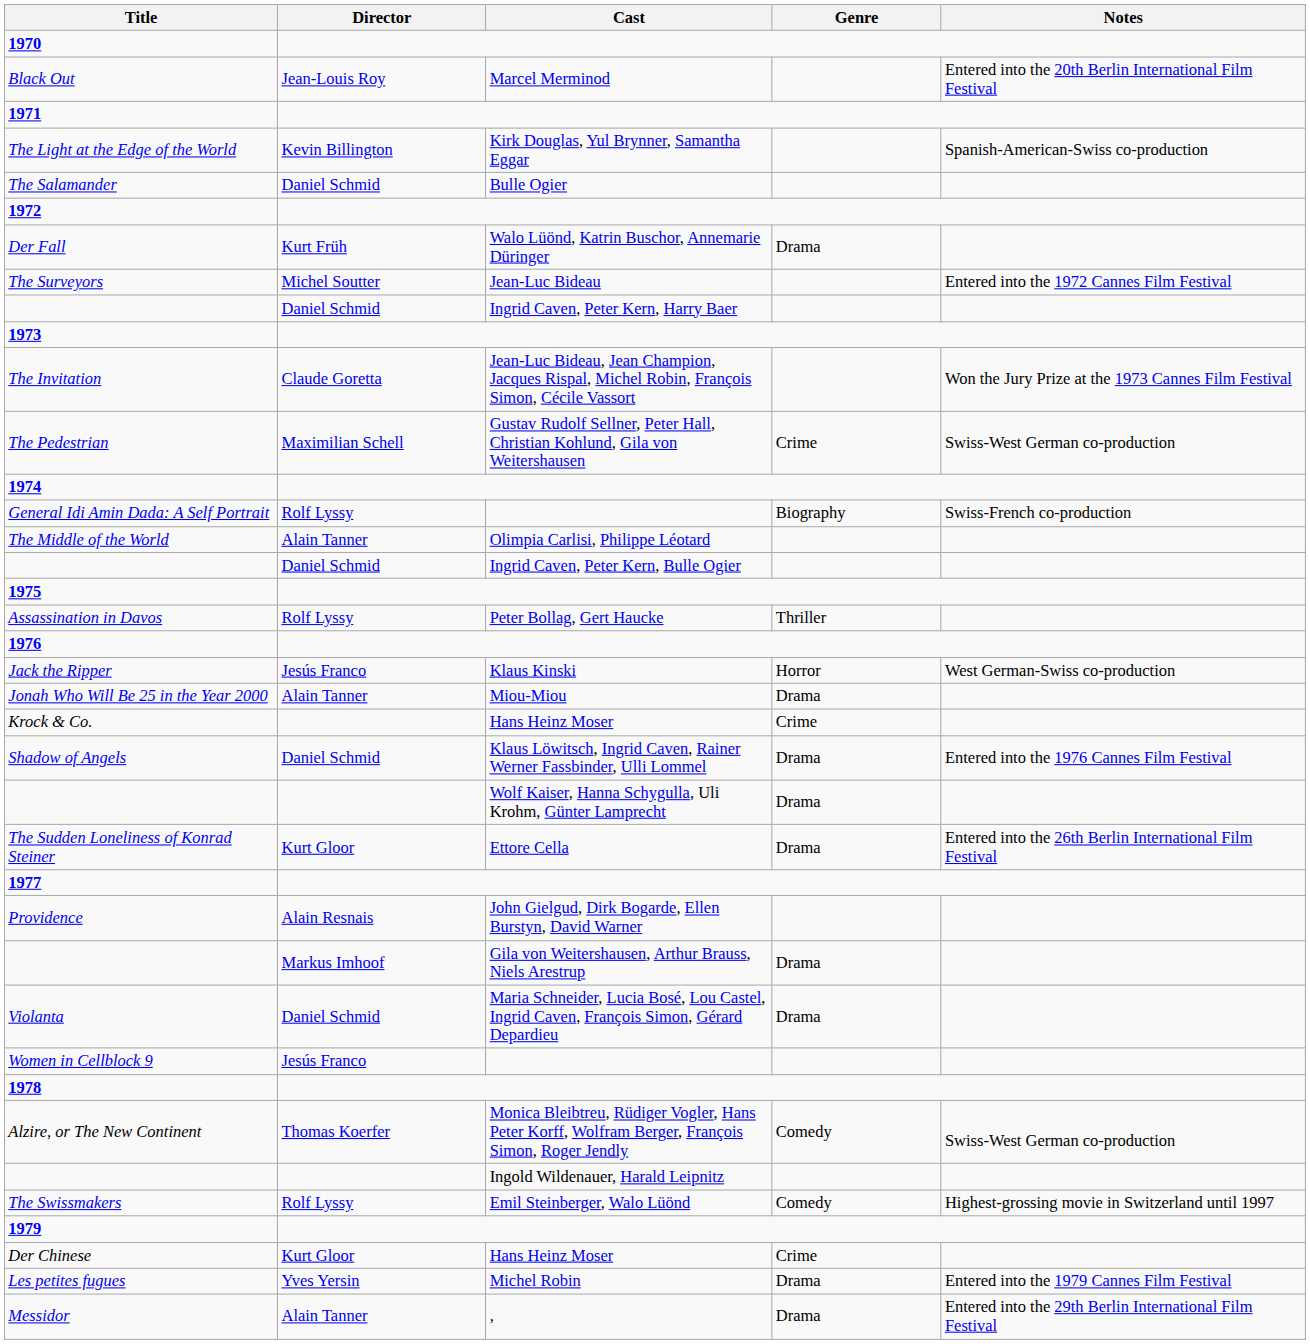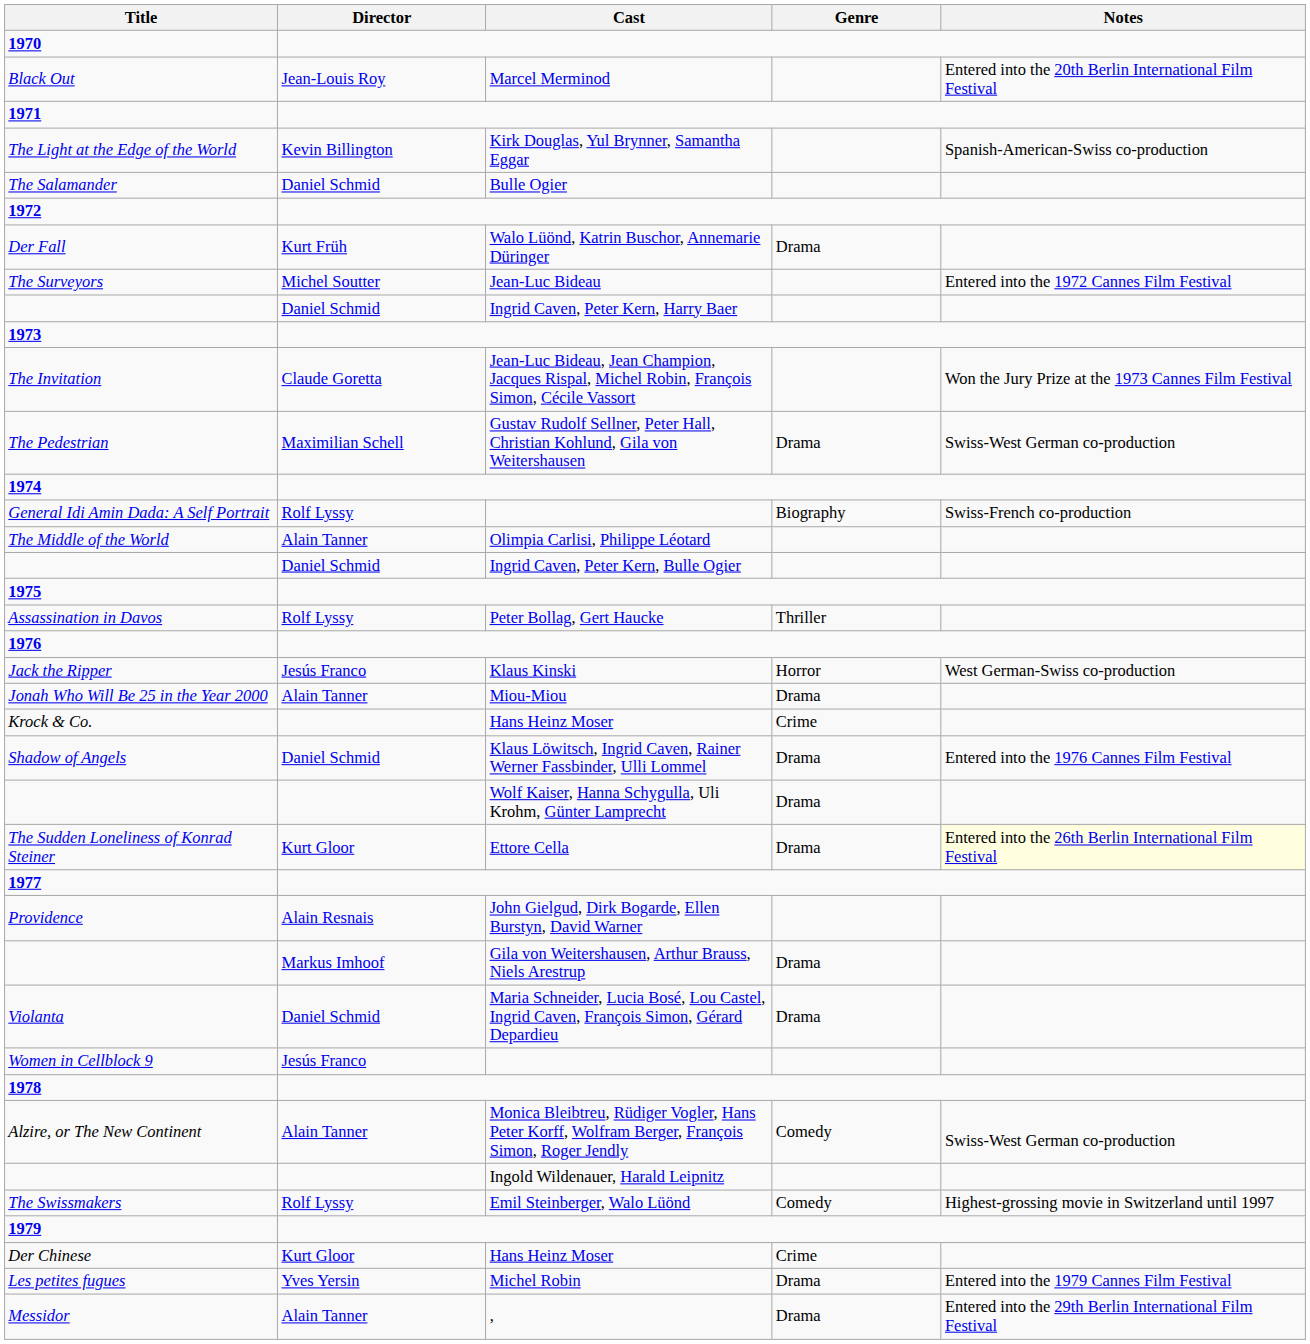(796, 442) Crime -> (798, 442) Drama
(1099, 847) no background -> (1099, 847) lightyellow background
(336, 1132) Thomas Koerfer -> (324, 1132) Alain Tanner
